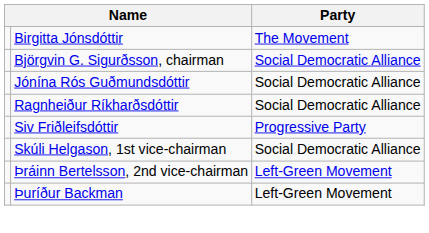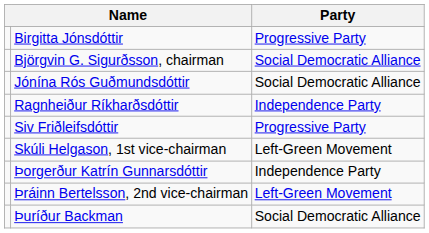(302, 37) The Movement -> (310, 37) Progressive Party
(338, 104) Social Democratic Alliance -> (318, 104) Independence Party
(338, 149) Social Democratic Alliance -> (323, 149) Left-Green Movement
+ row: (111, 171)
(323, 194) Left-Green Movement -> (338, 216) Social Democratic Alliance
